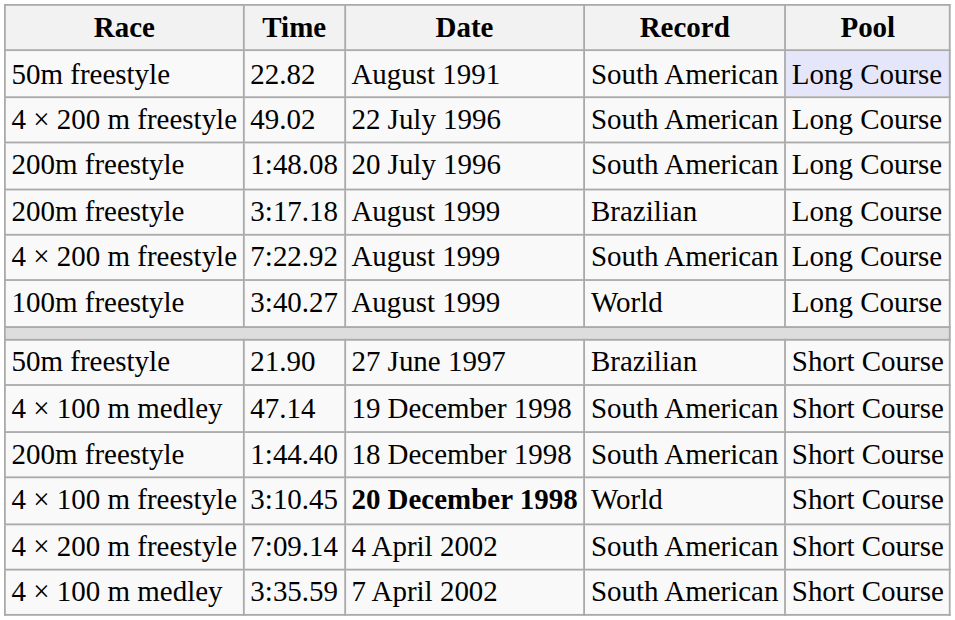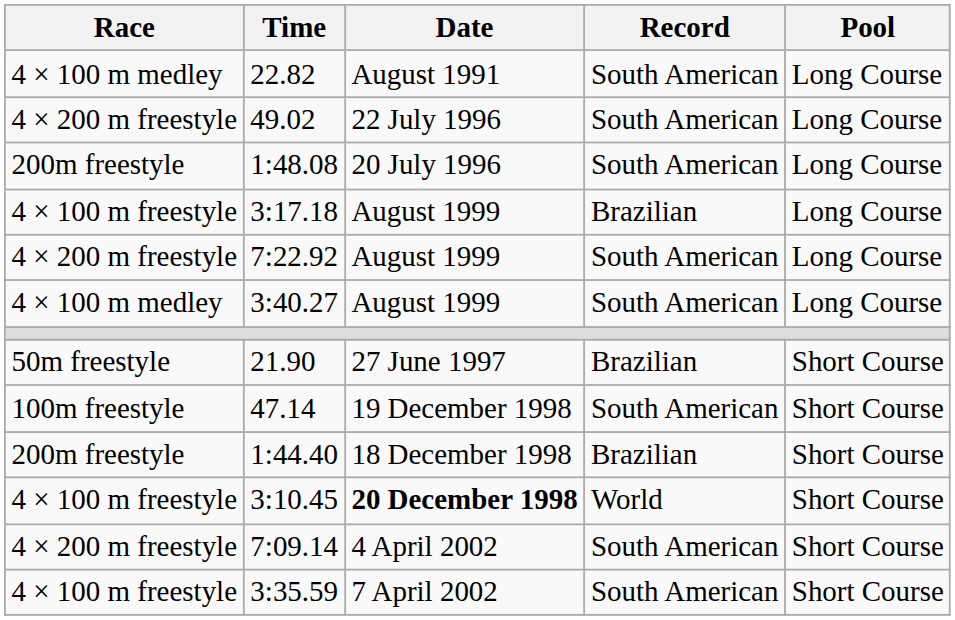(91, 73) 50m freestyle -> (117, 73) 4 × 100 m medley
(867, 73) lavender background -> (867, 73) no background
(98, 211) 200m freestyle -> (124, 211) 4 × 100 m freestyle
(98, 303) 100m freestyle -> (117, 303) 4 × 100 m medley
(627, 303) World -> (685, 303) South American
(117, 408) 4 × 100 m medley -> (98, 408) 100m freestyle
(685, 454) South American -> (644, 454) Brazilian
(117, 591) 4 × 100 m medley -> (124, 591) 4 × 100 m freestyle
